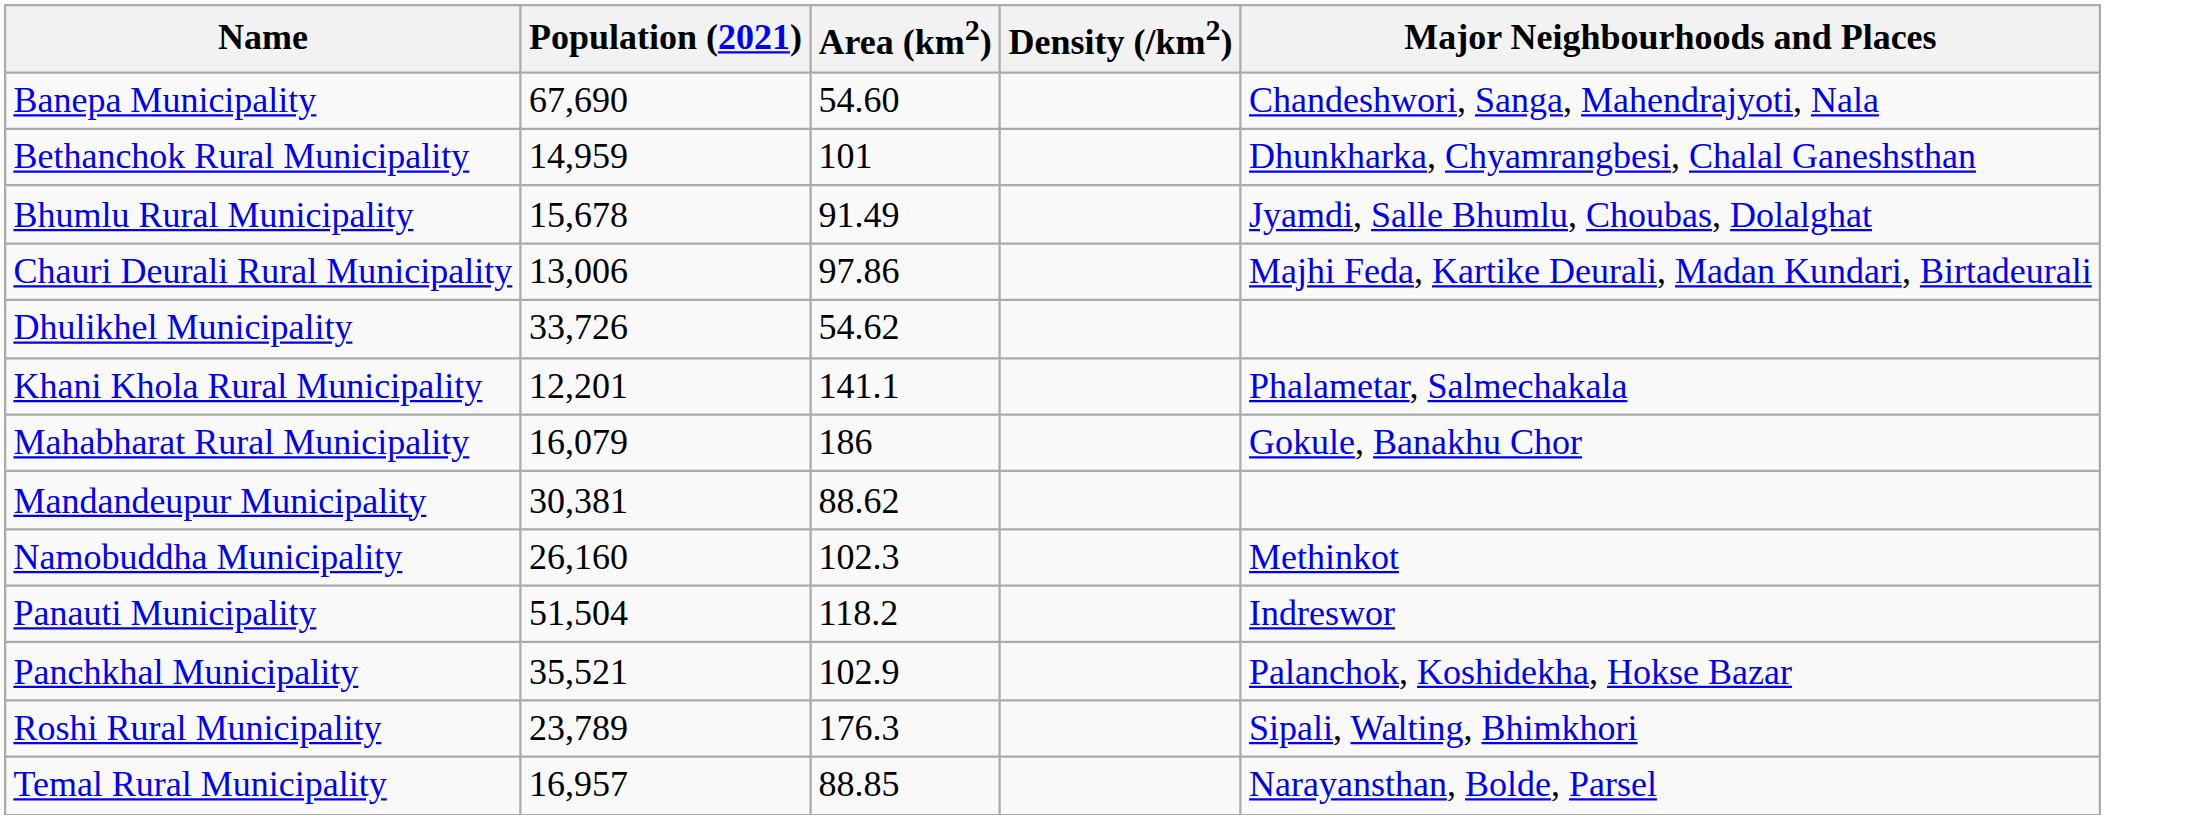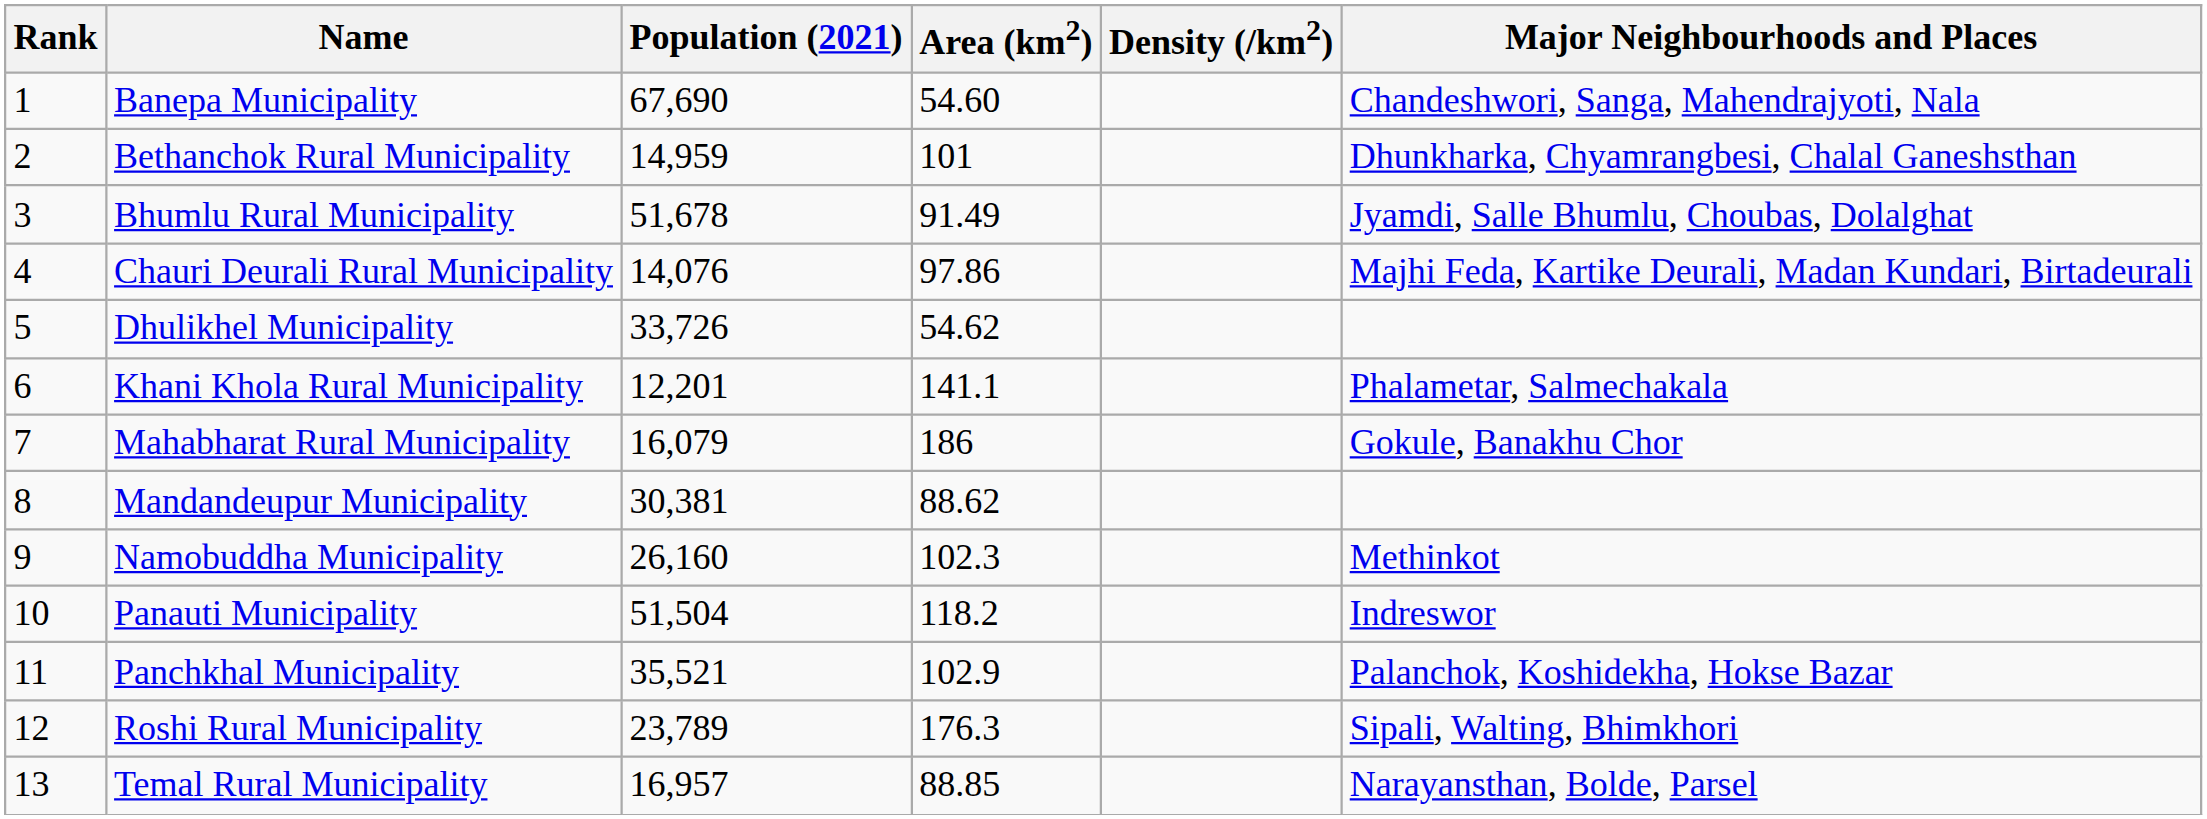+ column: (55, 37)
(578, 214) 15,678 -> (679, 214) 51,678
(578, 271) 13,006 -> (679, 271) 14,076
